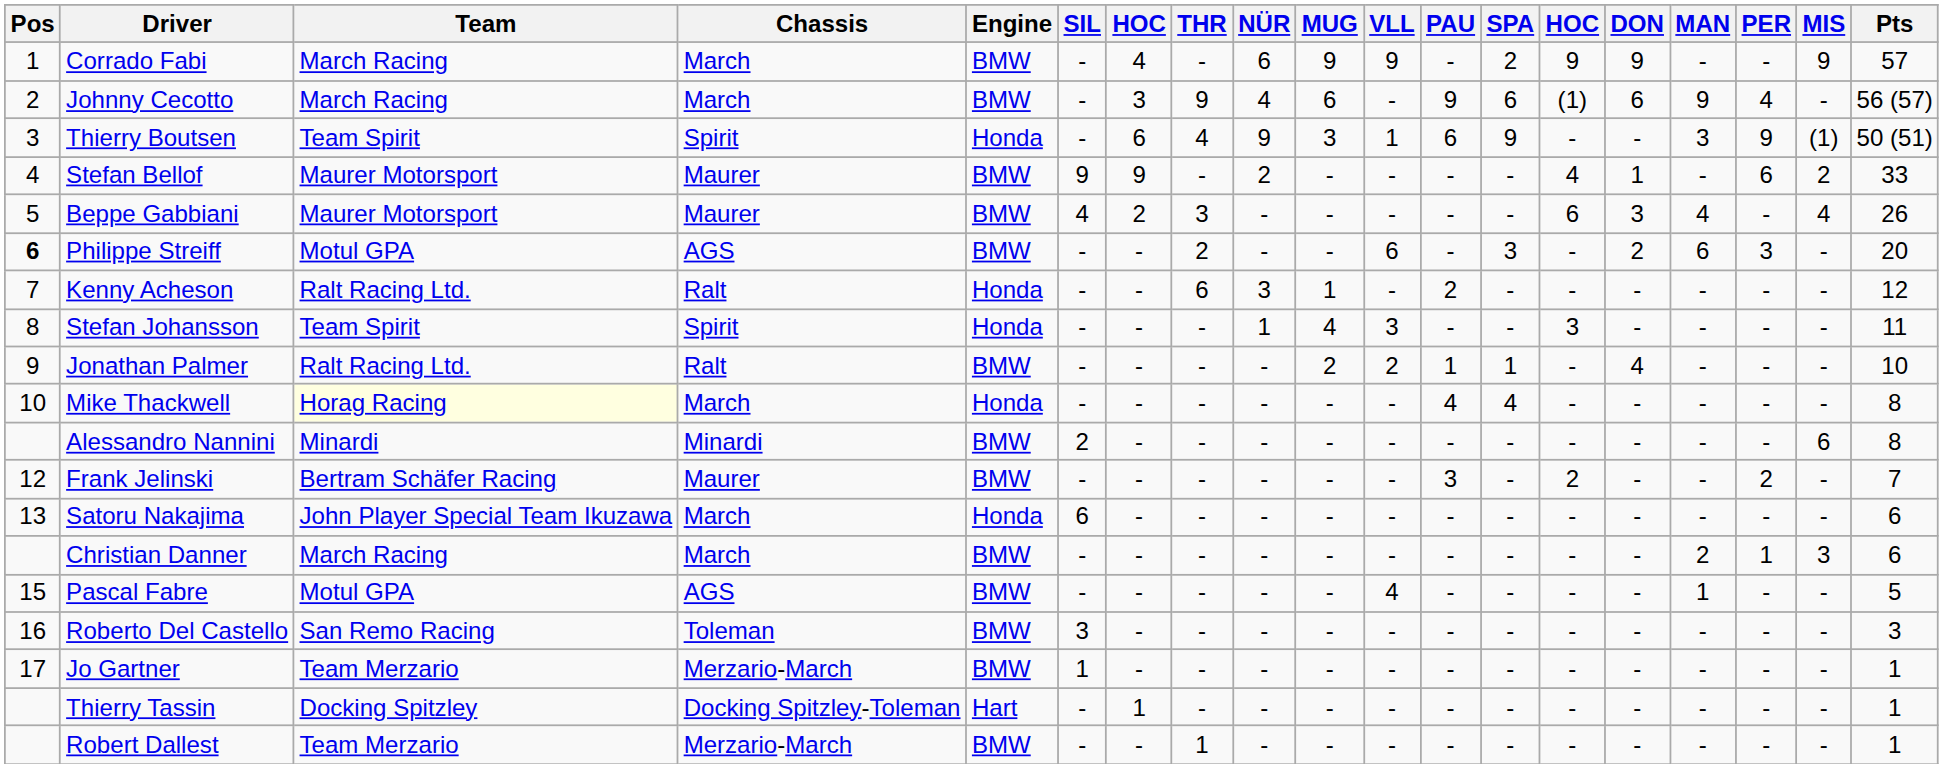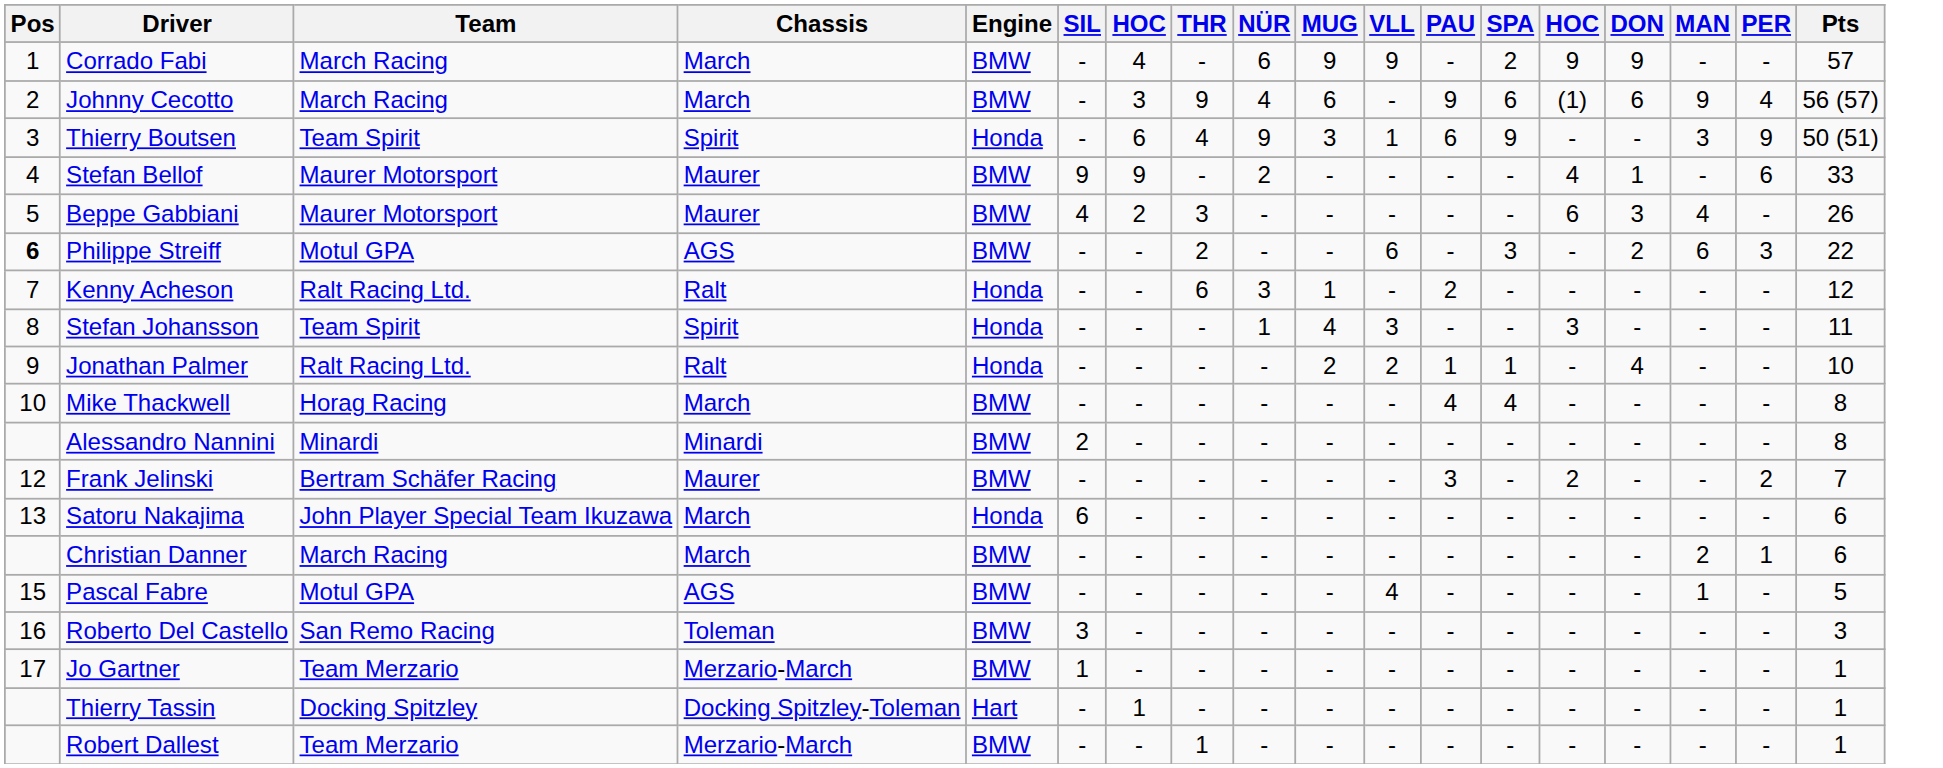- column: (1824, 23)
(1895, 251) 20 -> (1841, 251) 22
(1001, 365) BMW -> (1007, 365) Honda
(373, 403) lightyellow background -> (373, 403) no background
(1007, 403) Honda -> (1001, 403) BMW
